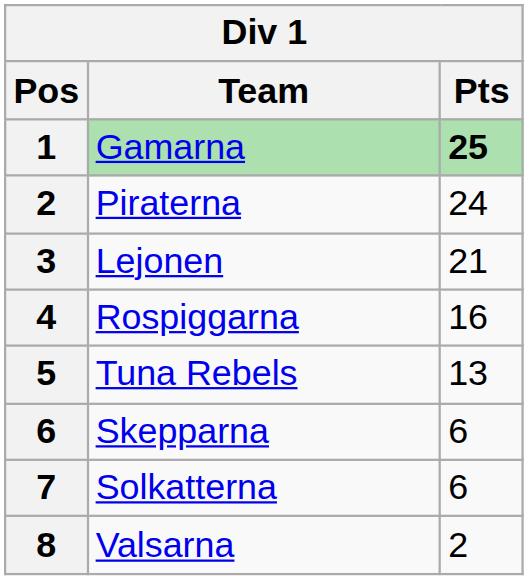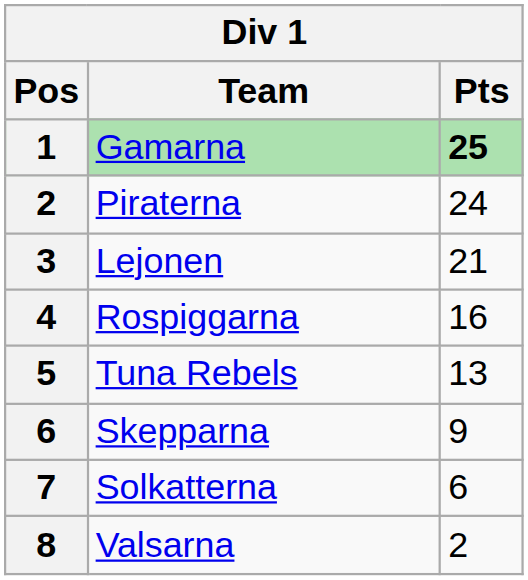(458, 430) 6 -> (458, 430) 9
